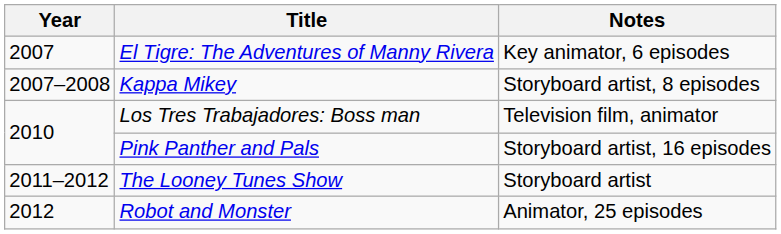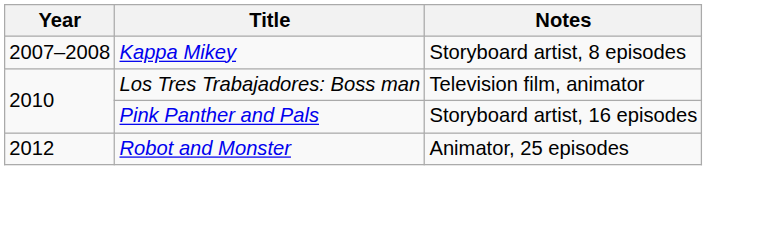- row: (307, 52)
- row: (231, 180)
